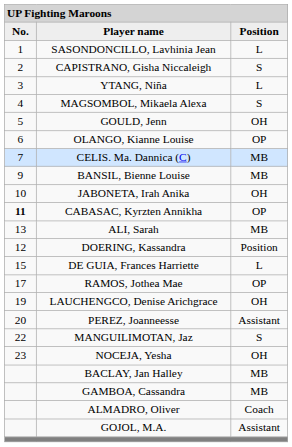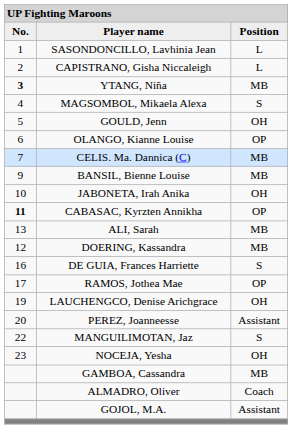(259, 67) S -> (259, 67) L
(20, 85) normal -> (20, 85) bold
(259, 85) L -> (259, 85) MB
(259, 247) Position -> (259, 247) MB
(20, 265) 15 -> (20, 265) 16
(259, 265) L -> (259, 265) S
- row: (134, 373)
